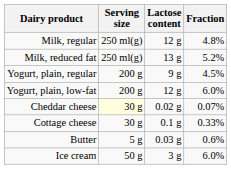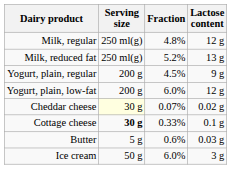columns swapped: (164, 18) <-> (205, 18)
(133, 123) normal -> (133, 123) bold
